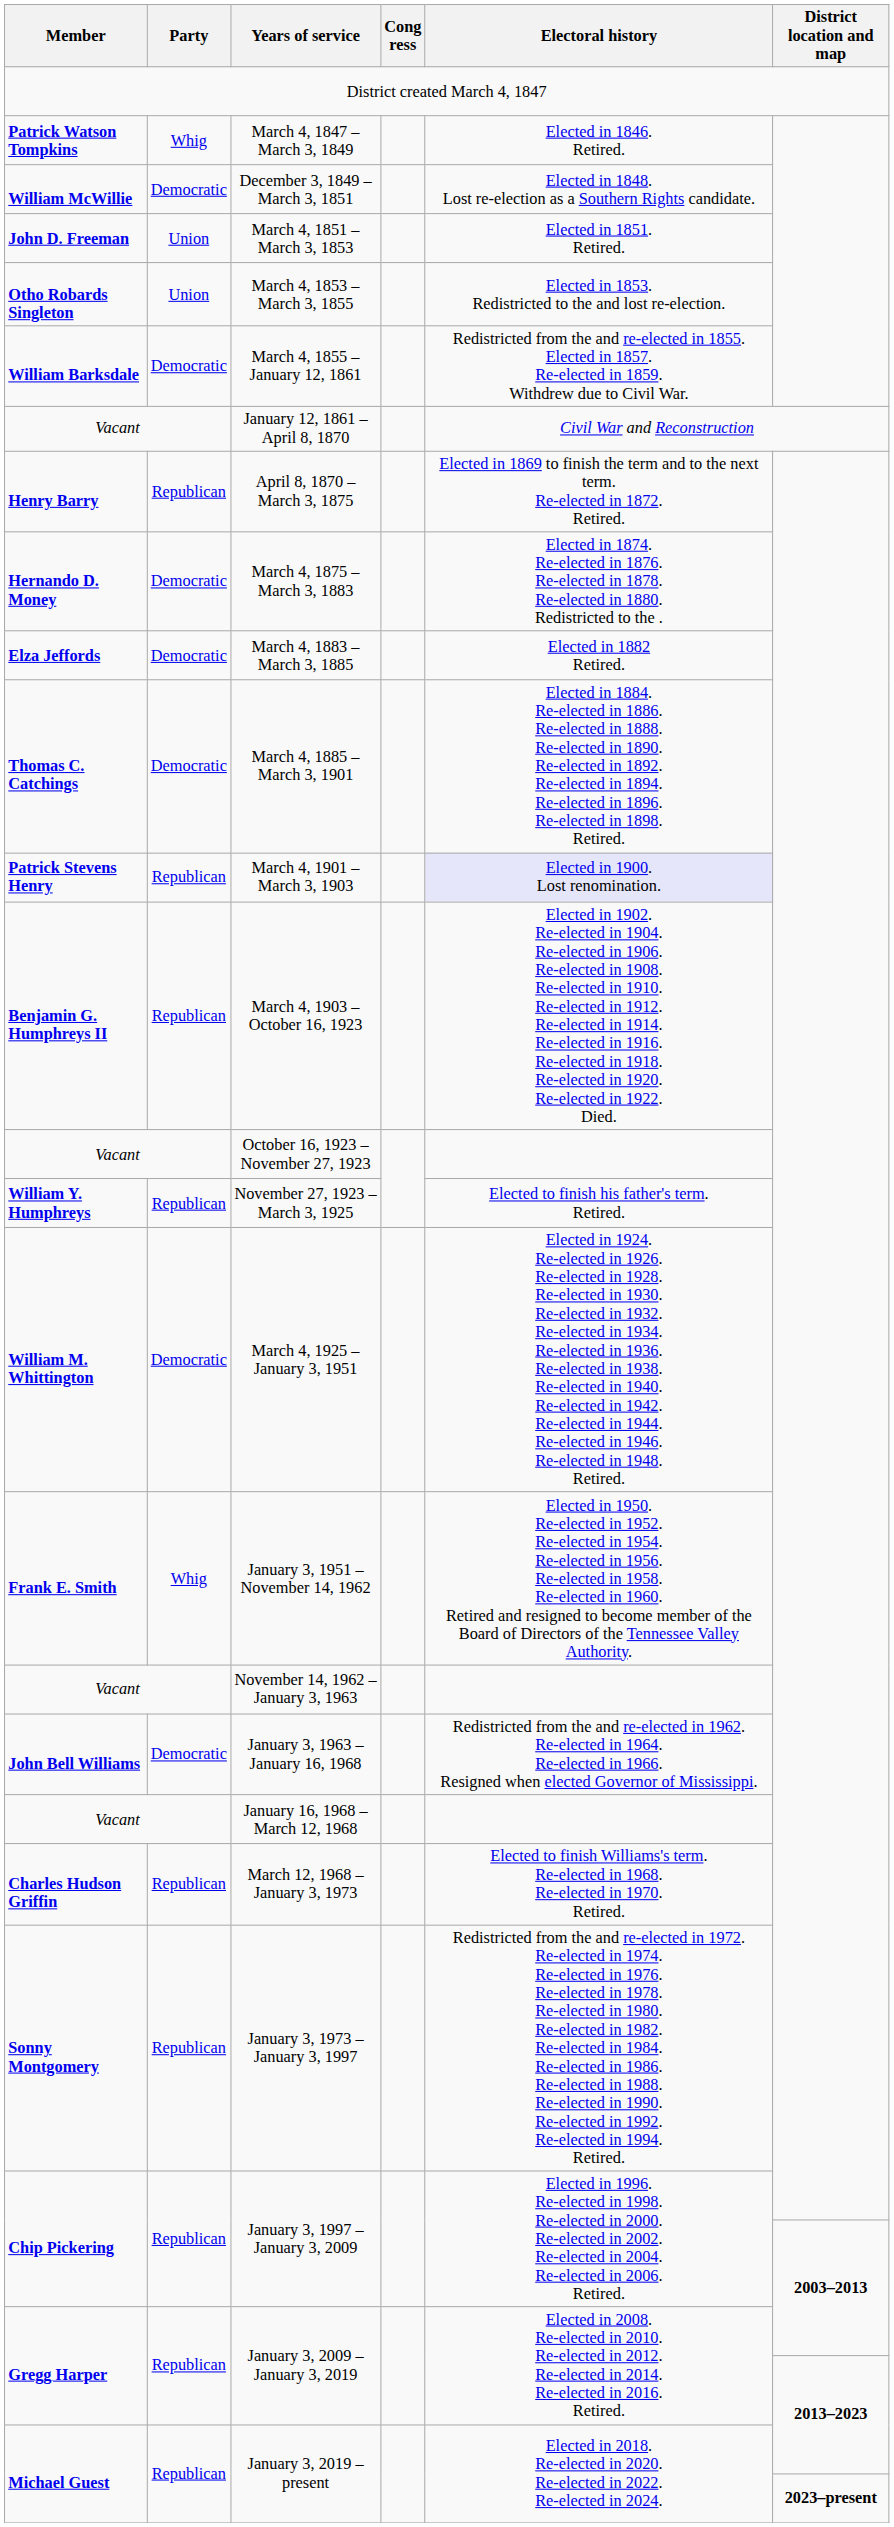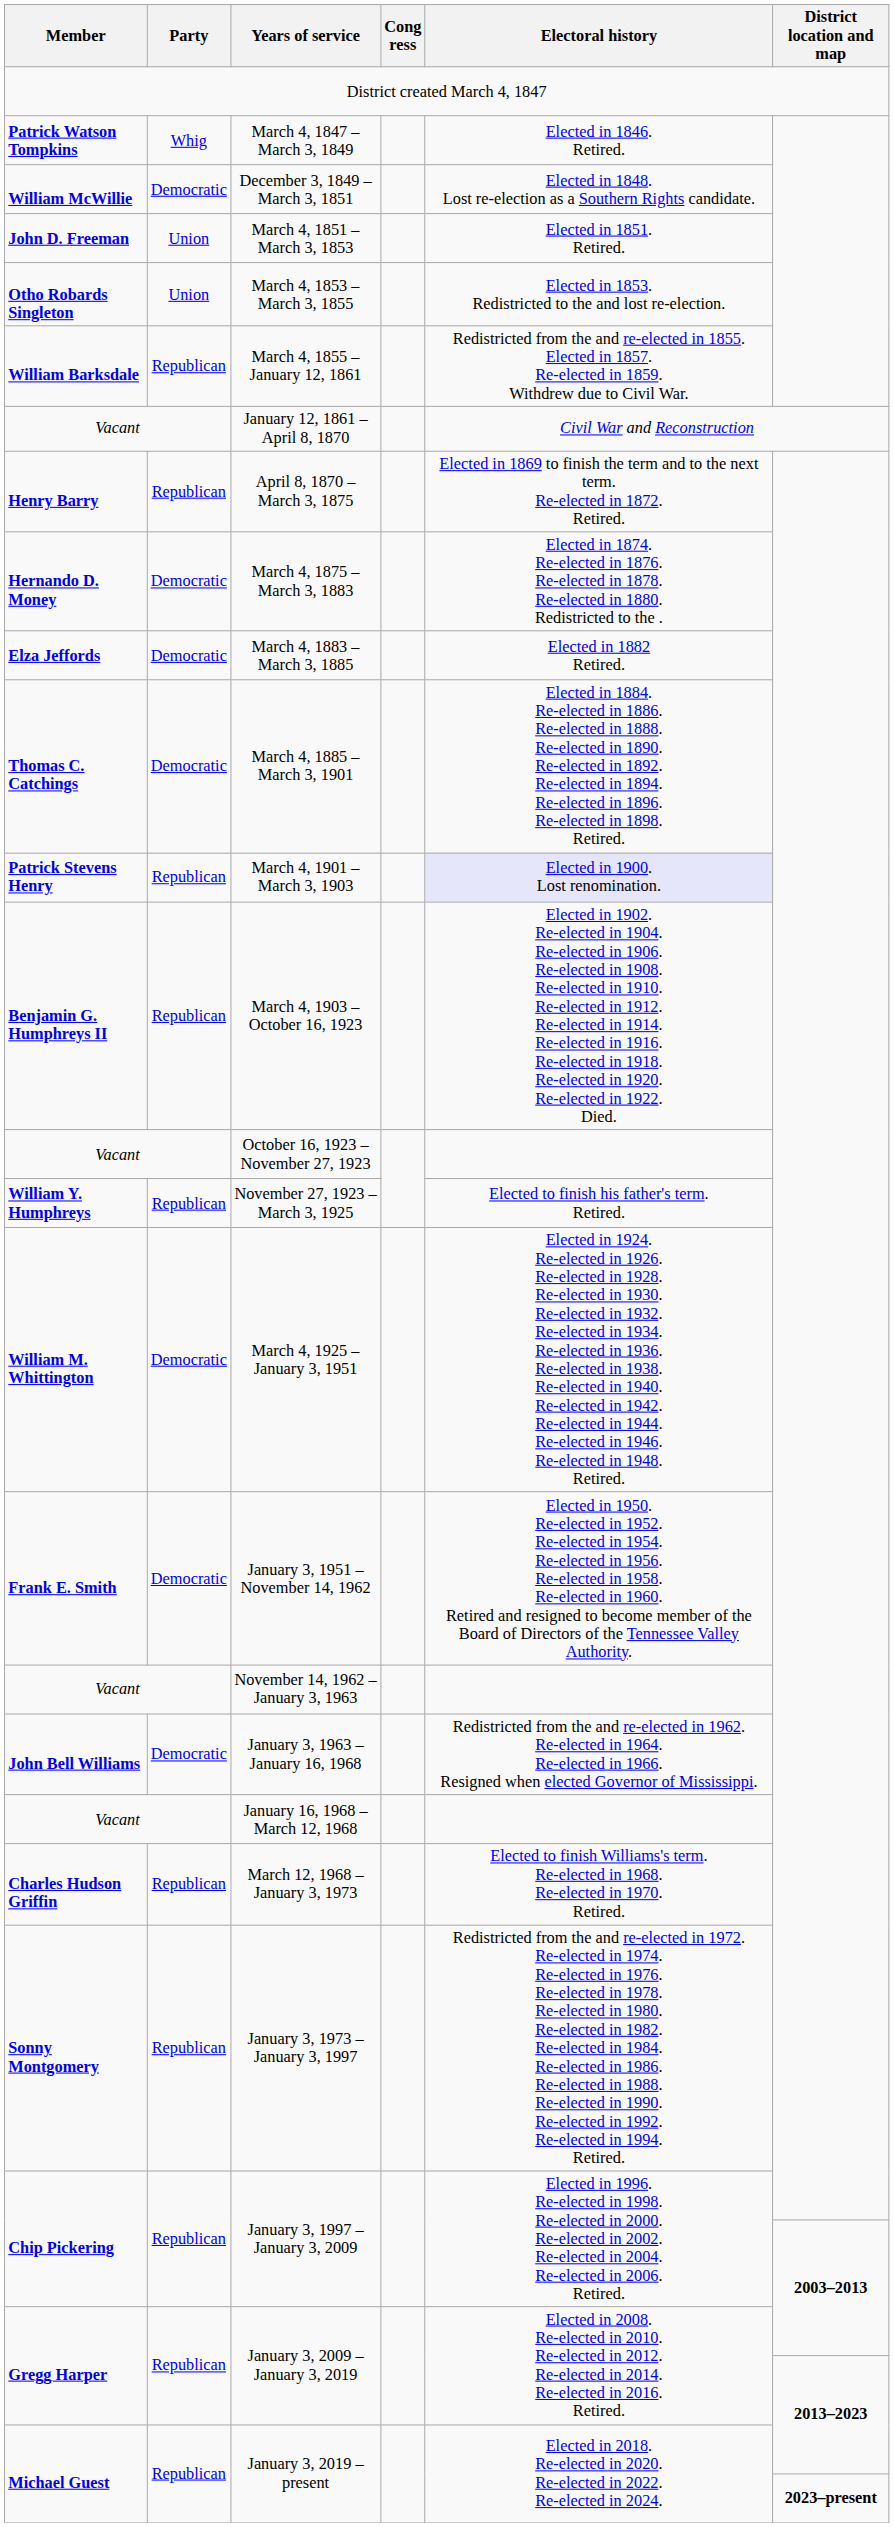(189, 366) Democratic -> (189, 366) Republican
(189, 1578) Whig -> (189, 1578) Democratic
